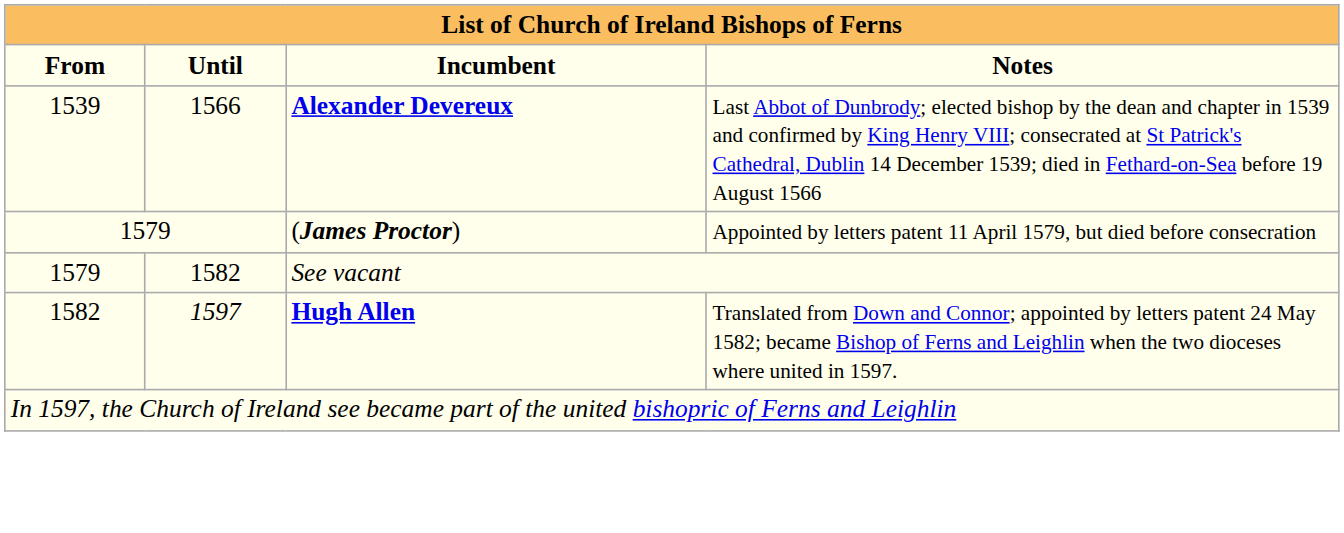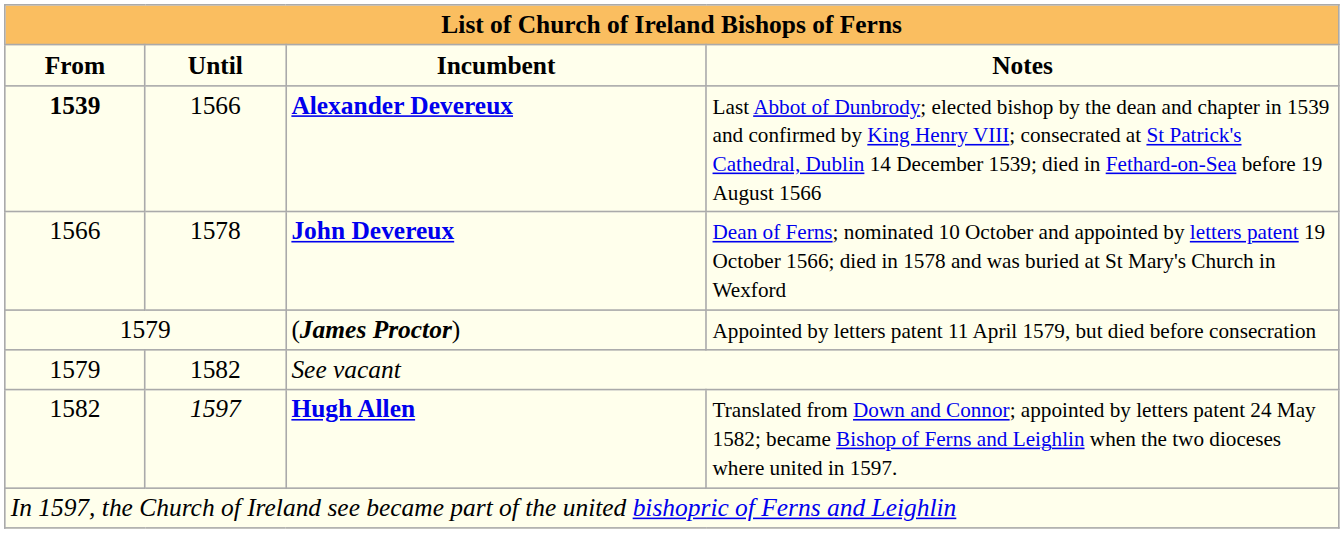(75, 105) normal -> (75, 105) bold
+ row: (373, 231)
